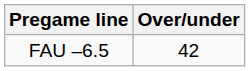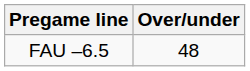(189, 50) 42 -> (189, 50) 48
